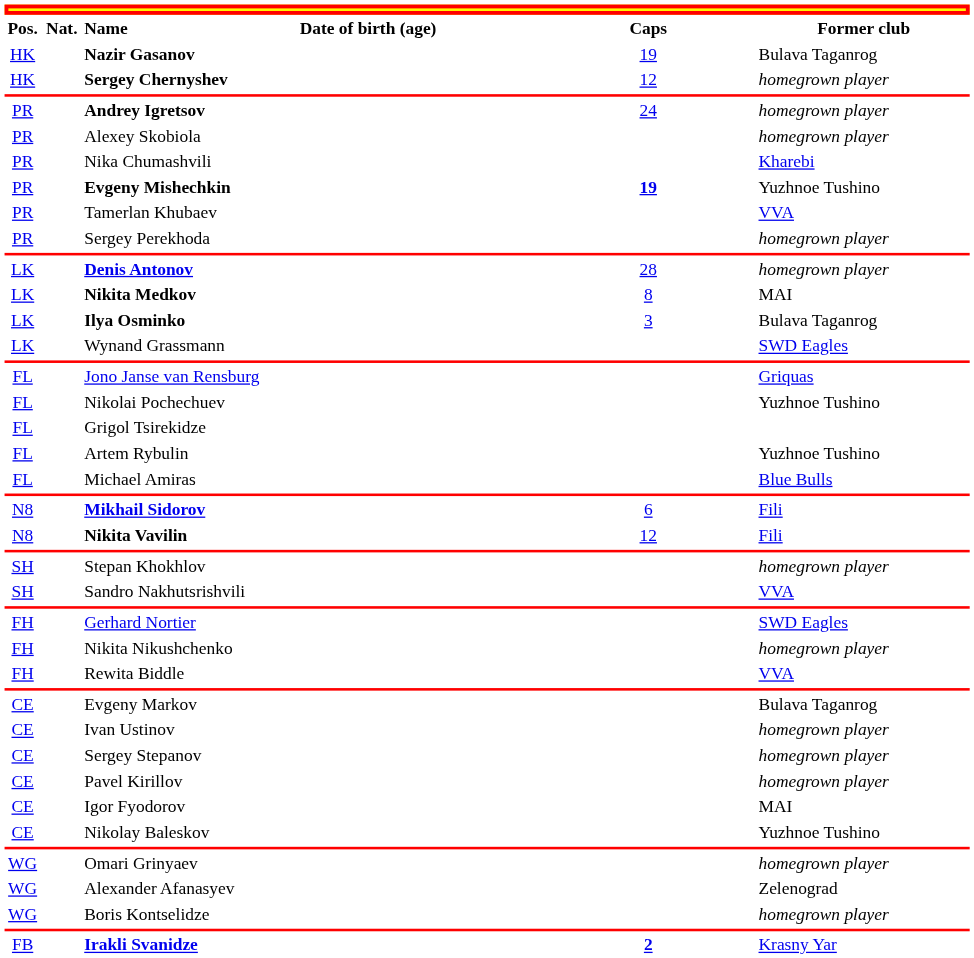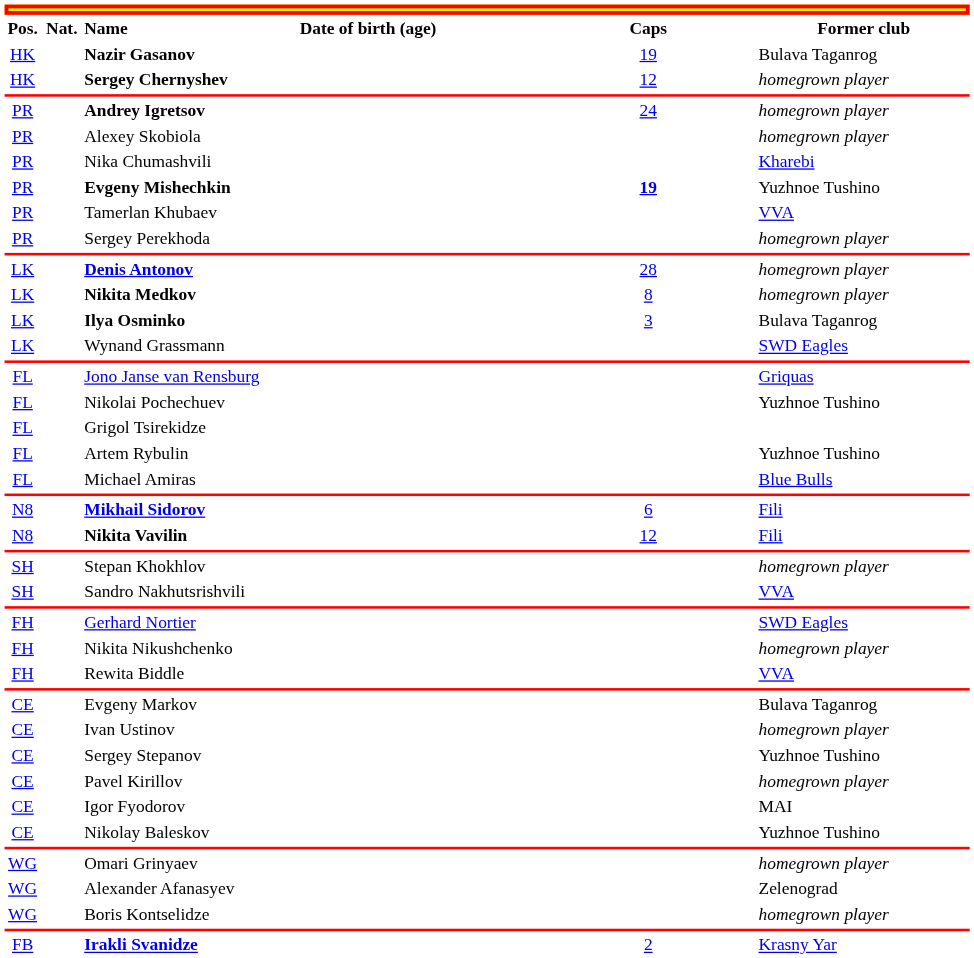(775, 294) MAI -> (824, 294) homegrown player
(824, 755) homegrown player -> (819, 755) Yuzhnoe Tushino
(648, 945) bold -> (648, 945) normal
